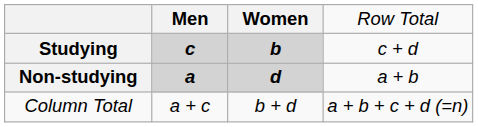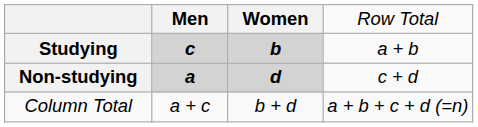(398, 48) c + d -> (398, 48) a + b
(398, 77) a + b -> (398, 77) c + d
